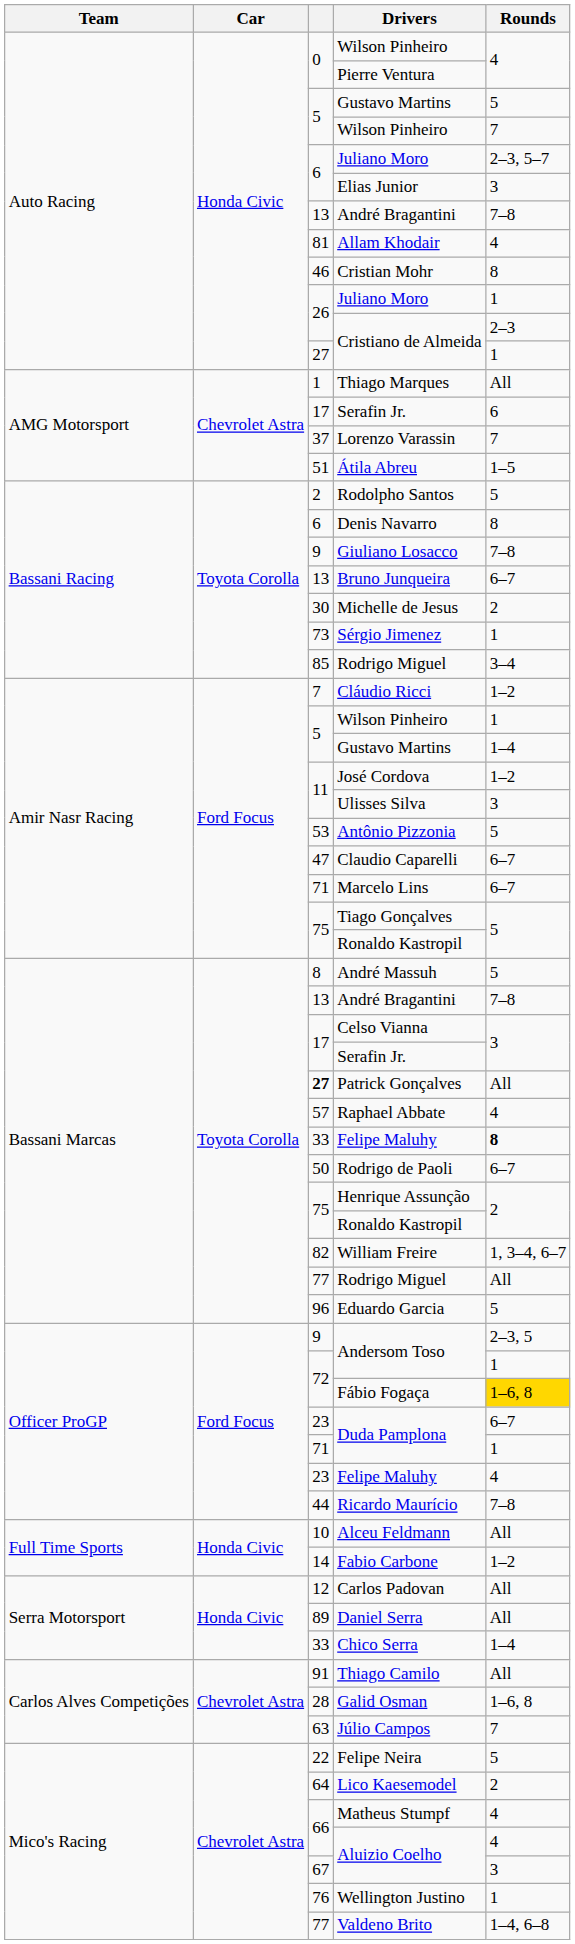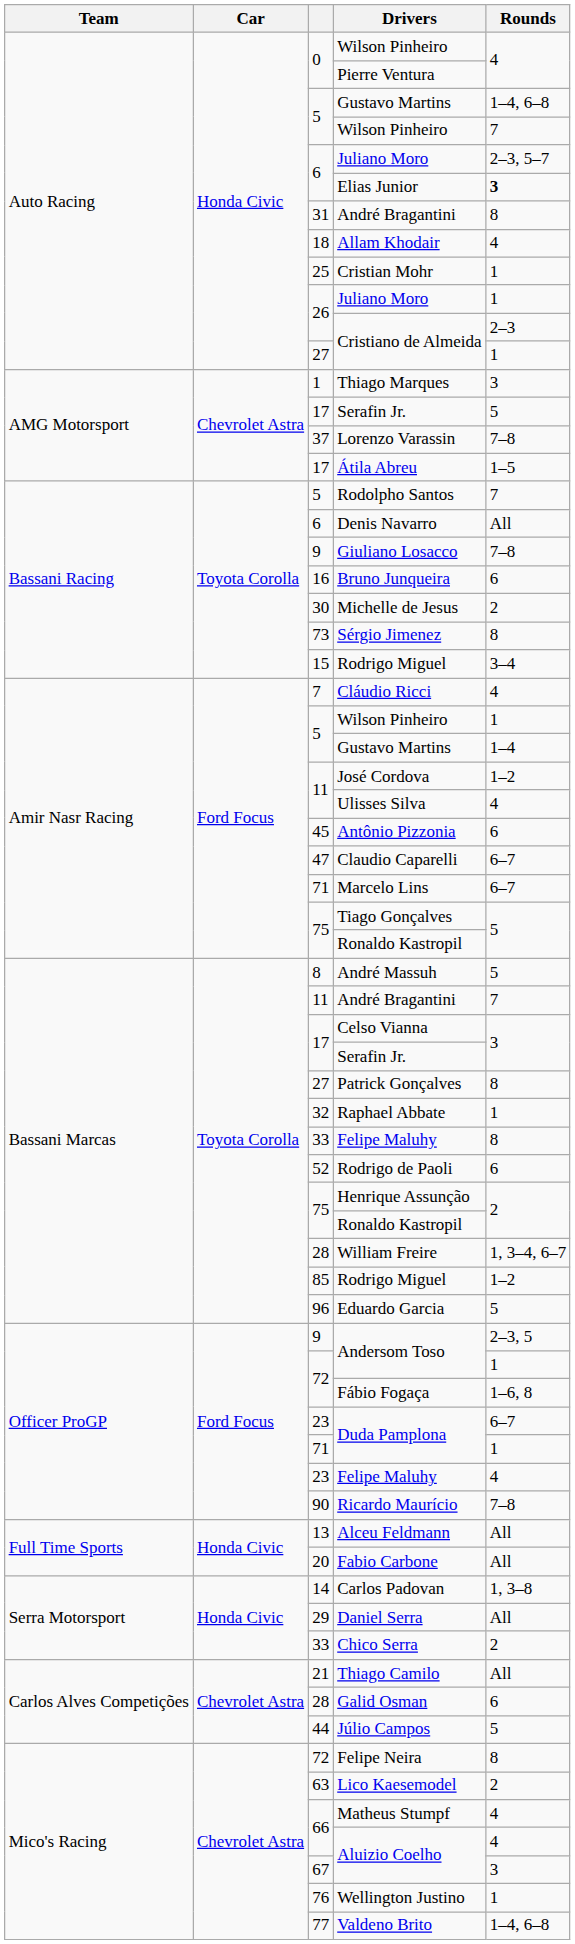(494, 102) 5 -> (519, 102) 1–4, 6–8
(494, 186) normal -> (494, 186) bold
(321, 214) 13 -> (321, 214) 31
(502, 214) 7–8 -> (494, 214) 8
(321, 242) 81 -> (321, 242) 18
(321, 270) 46 -> (321, 270) 25
(494, 270) 8 -> (494, 270) 1
(501, 382) All -> (494, 382) 3
(494, 410) 6 -> (494, 410) 5
(494, 438) 7 -> (502, 438) 7–8
(321, 466) 51 -> (321, 466) 17
(316, 494) 2 -> (316, 494) 5
(494, 494) 5 -> (494, 494) 7
(494, 522) 8 -> (501, 522) All
(321, 579) 13 -> (321, 579) 16
(502, 579) 6–7 -> (494, 579) 6
(494, 635) 1 -> (494, 635) 8
(321, 663) 85 -> (321, 663) 15
(502, 691) 1–2 -> (494, 691) 4
(494, 803) 3 -> (494, 803) 4
(321, 831) 53 -> (321, 831) 45
(494, 831) 5 -> (494, 831) 6
(321, 999) 13 -> (320, 999) 11
(502, 999) 7–8 -> (494, 999) 7
(321, 1083) bold -> (321, 1083) normal
(501, 1083) All -> (494, 1083) 8
(321, 1111) 57 -> (321, 1111) 32
(494, 1111) 4 -> (494, 1111) 1
(494, 1139) bold -> (494, 1139) normal
(321, 1168) 50 -> (321, 1168) 52
(502, 1168) 6–7 -> (494, 1168) 6
(321, 1252) 82 -> (321, 1252) 28
(321, 1280) 77 -> (321, 1280) 85
(501, 1280) All -> (502, 1280) 1–2
(511, 1392) gold background -> (511, 1392) no background
(321, 1504) 44 -> (321, 1504) 90
(321, 1532) 10 -> (321, 1532) 13
(321, 1560) 14 -> (321, 1560) 20
(502, 1560) 1–2 -> (501, 1560) All
(321, 1588) 12 -> (321, 1588) 14
(501, 1588) All -> (511, 1588) 1, 3–8
(321, 1616) 89 -> (321, 1616) 29
(502, 1644) 1–4 -> (494, 1644) 2
(321, 1672) 91 -> (321, 1672) 21
(511, 1700) 1–6, 8 -> (494, 1700) 6
(321, 1728) 63 -> (321, 1728) 44
(494, 1728) 7 -> (494, 1728) 5
(321, 1757) 22 -> (321, 1757) 72
(494, 1757) 5 -> (494, 1757) 8
(321, 1785) 64 -> (321, 1785) 63
